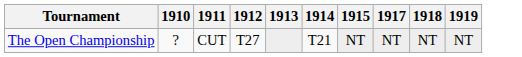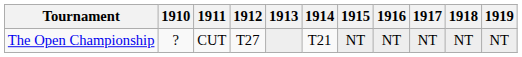+ column: (391, 16)
